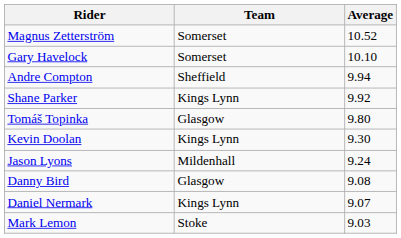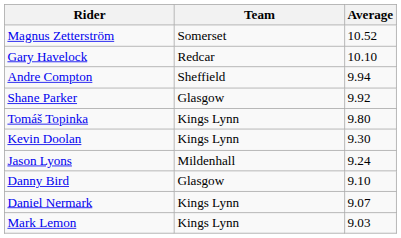(202, 56) Somerset -> (196, 56) Redcar
(208, 98) Kings Lynn -> (201, 98) Glasgow
(201, 118) Glasgow -> (208, 118) Kings Lynn
(359, 181) 9.08 -> (359, 181) 9.10
(192, 222) Stoke -> (208, 222) Kings Lynn
